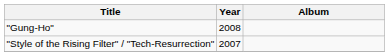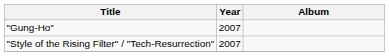(230, 28) 2008 -> (230, 28) 2007
